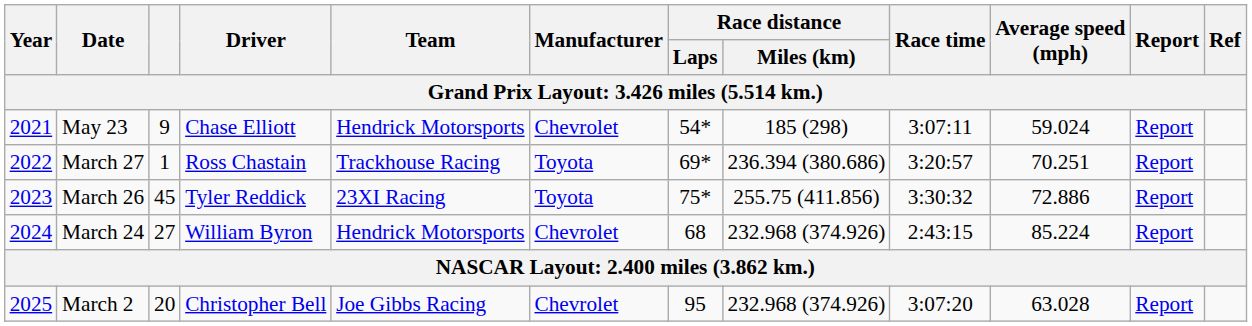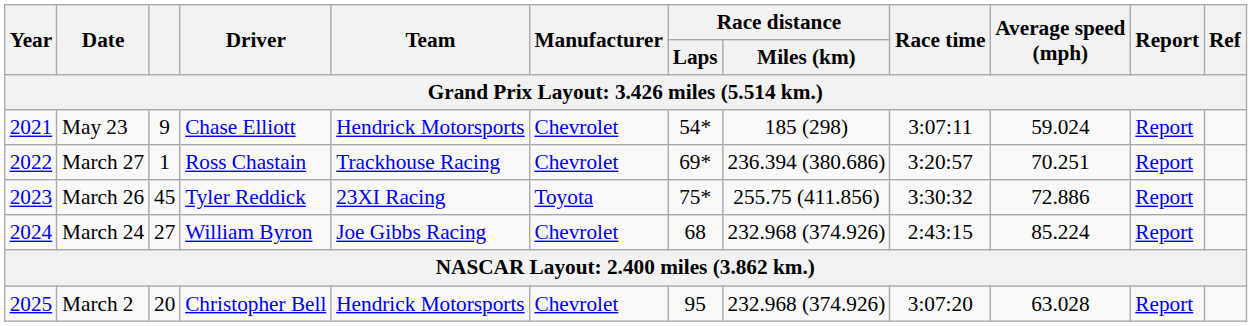(564, 162) Toyota -> (576, 162) Chevrolet
(430, 232) Hendrick Motorsports -> (411, 232) Joe Gibbs Racing
(411, 302) Joe Gibbs Racing -> (430, 302) Hendrick Motorsports
